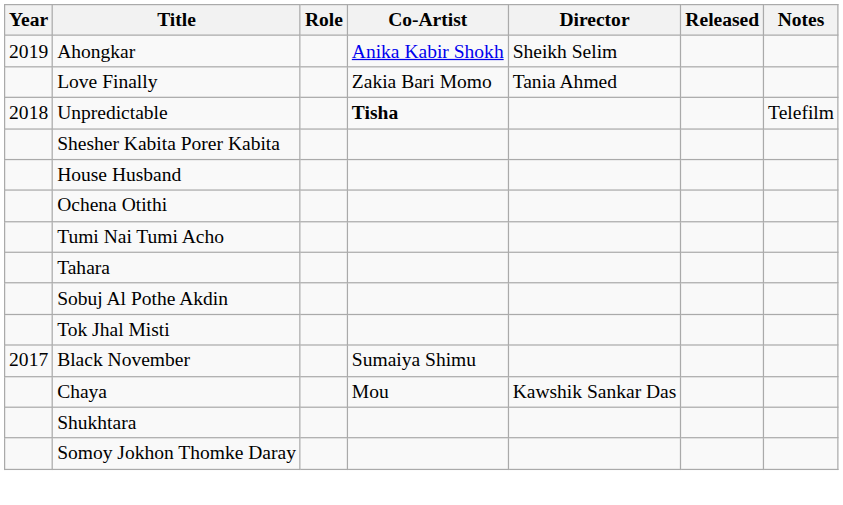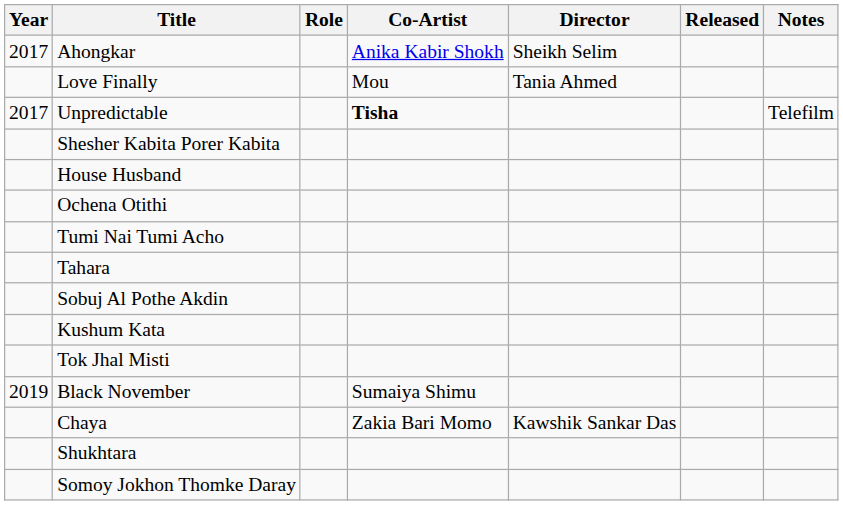(29, 50) 2019 -> (29, 50) 2017
(422, 81) Zakia Bari Momo -> (370, 81) Mou
(29, 112) 2018 -> (29, 112) 2017
+ row: (111, 329)
(29, 360) 2017 -> (29, 391) 2019
(370, 391) Mou -> (422, 422) Zakia Bari Momo
